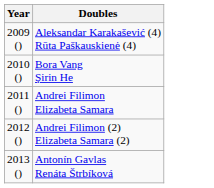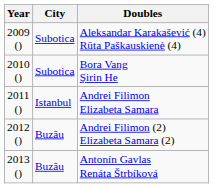+ column: (55, 13)
